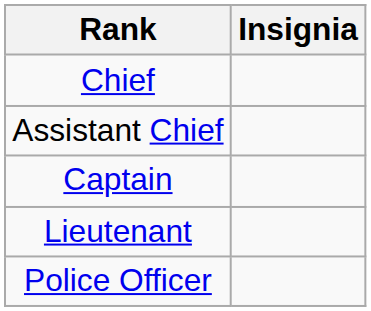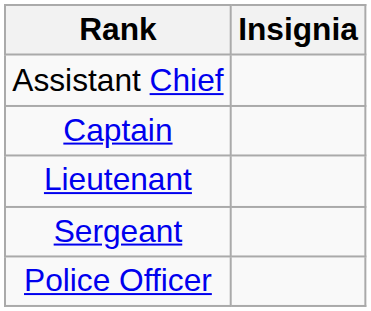- row: (118, 79)
+ row: (118, 230)
